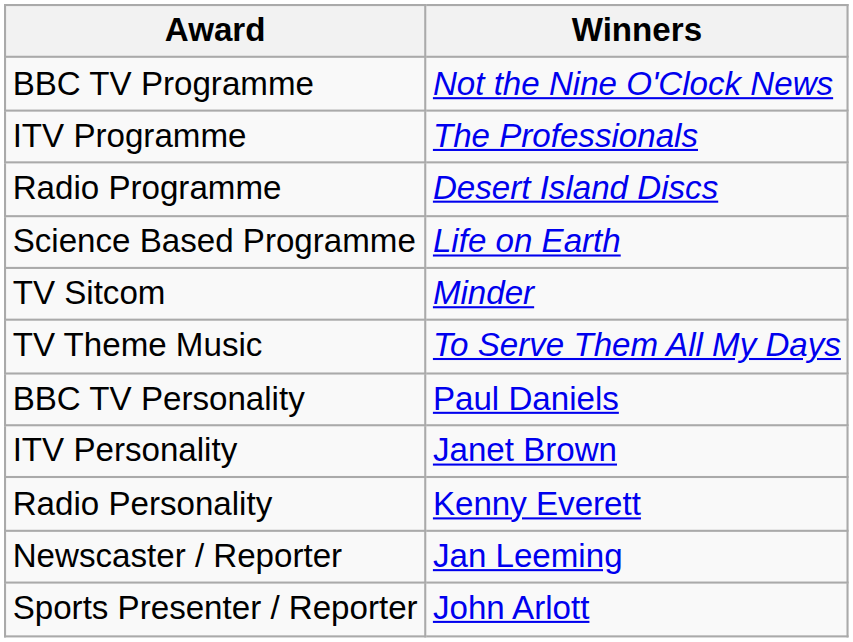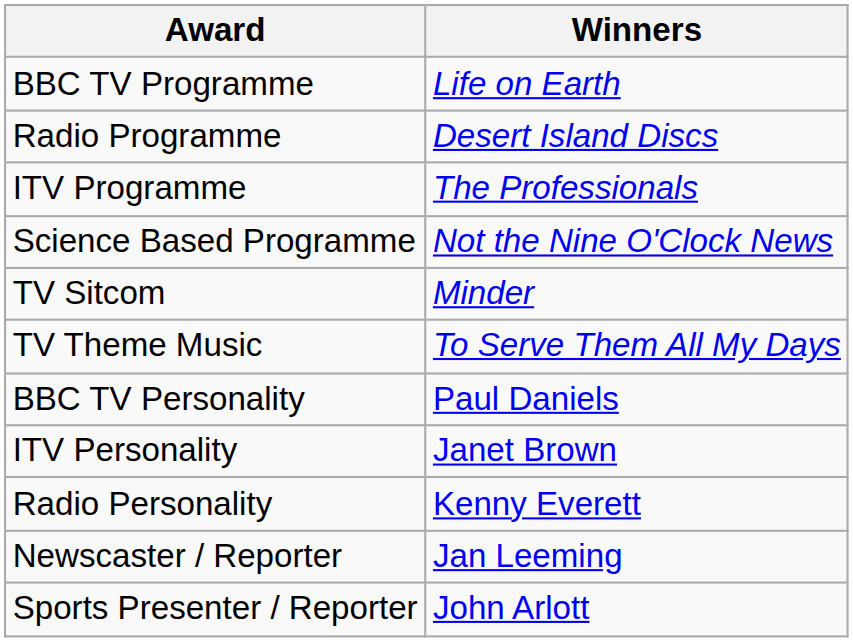(633, 83) Not the Nine O'Clock News -> (527, 83) Life on Earth
rows swapped: (130, 135) <-> (147, 188)
(527, 240) Life on Earth -> (633, 240) Not the Nine O'Clock News
